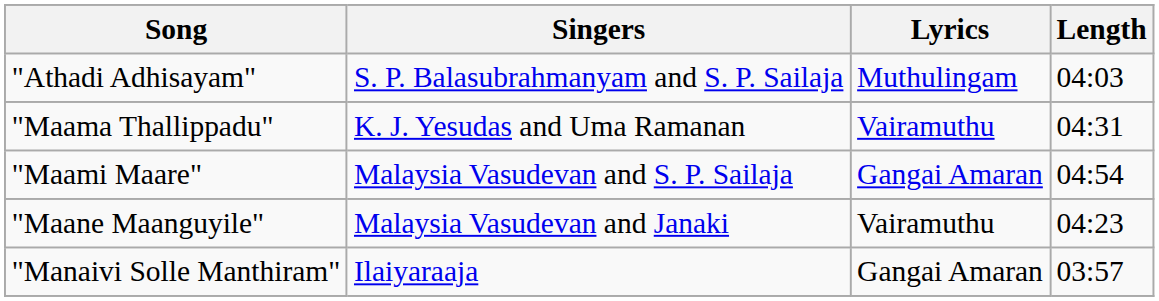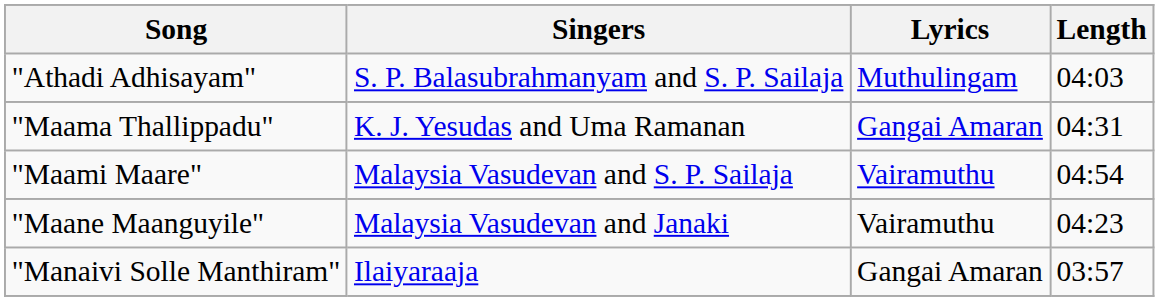(926, 126) Vairamuthu -> (950, 126) Gangai Amaran
(950, 174) Gangai Amaran -> (926, 174) Vairamuthu
